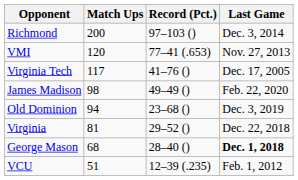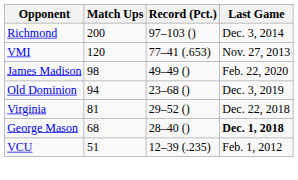- row: (40, 71)
